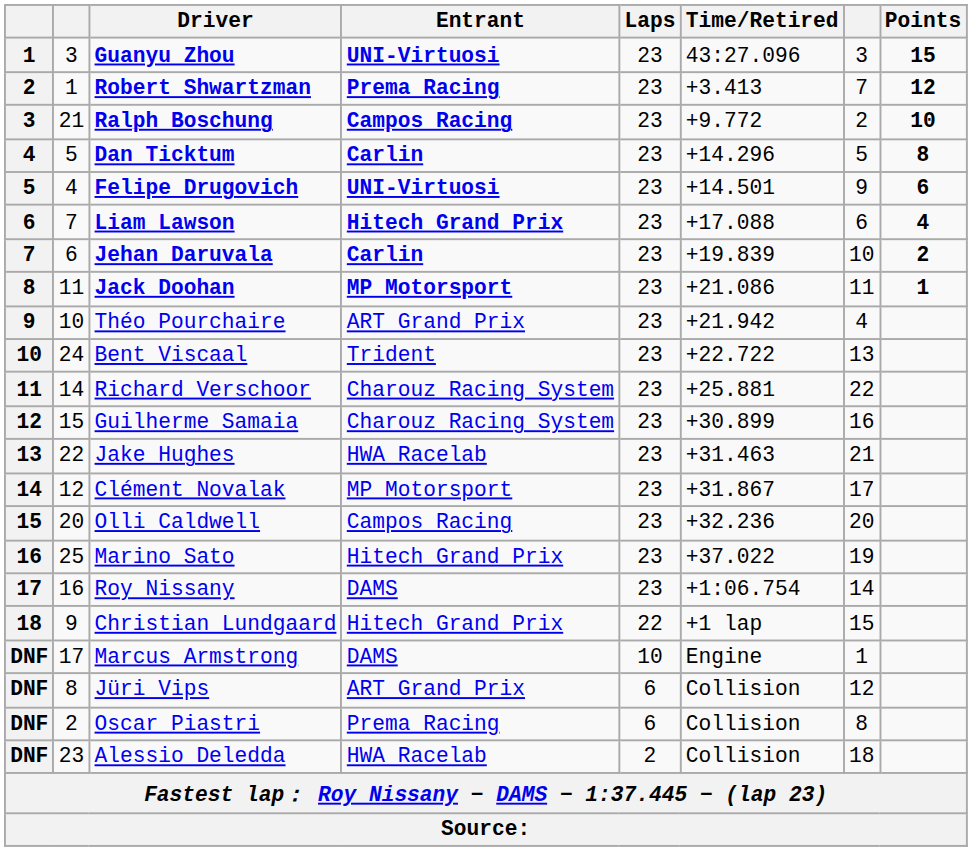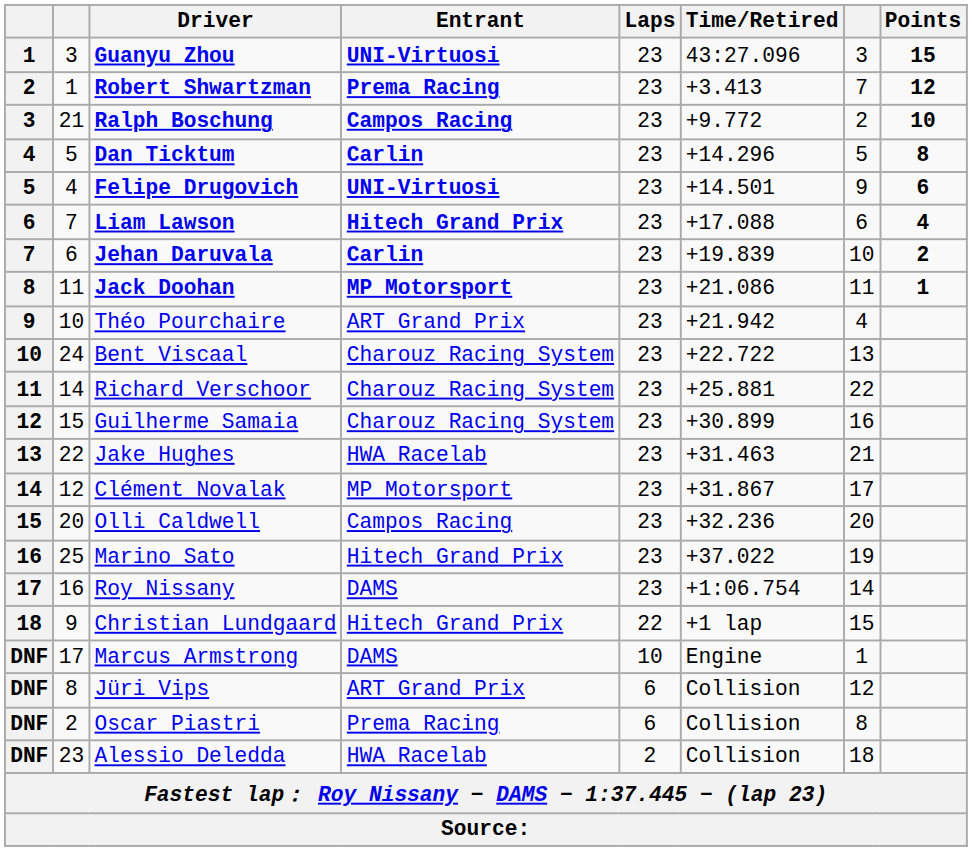(391, 356) Trident -> (480, 356) Charouz Racing System
